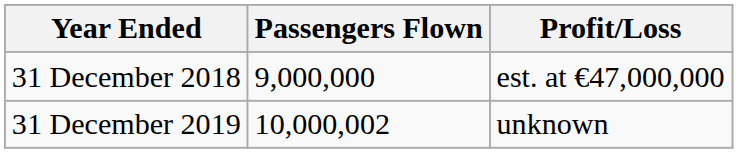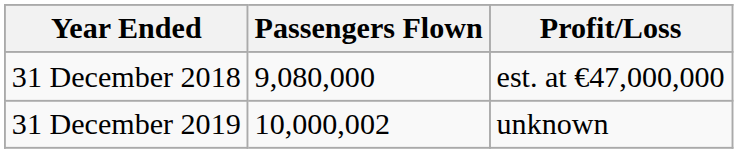(315, 76) 9,000,000 -> (315, 76) 9,080,000
